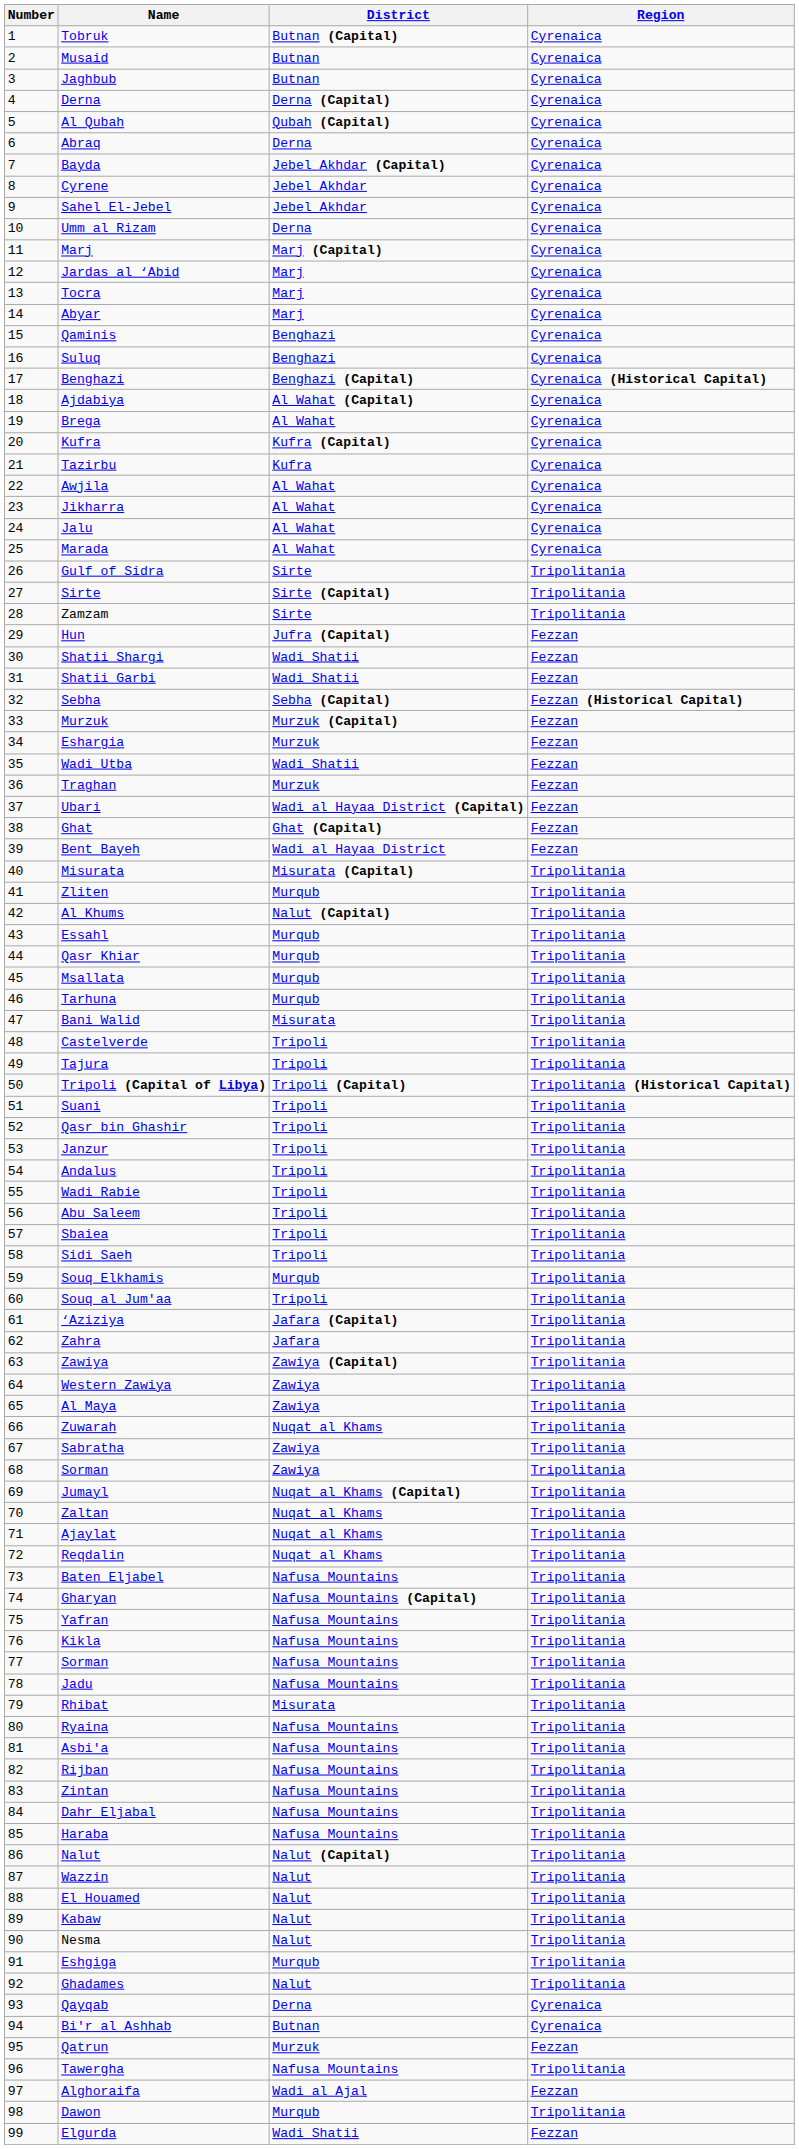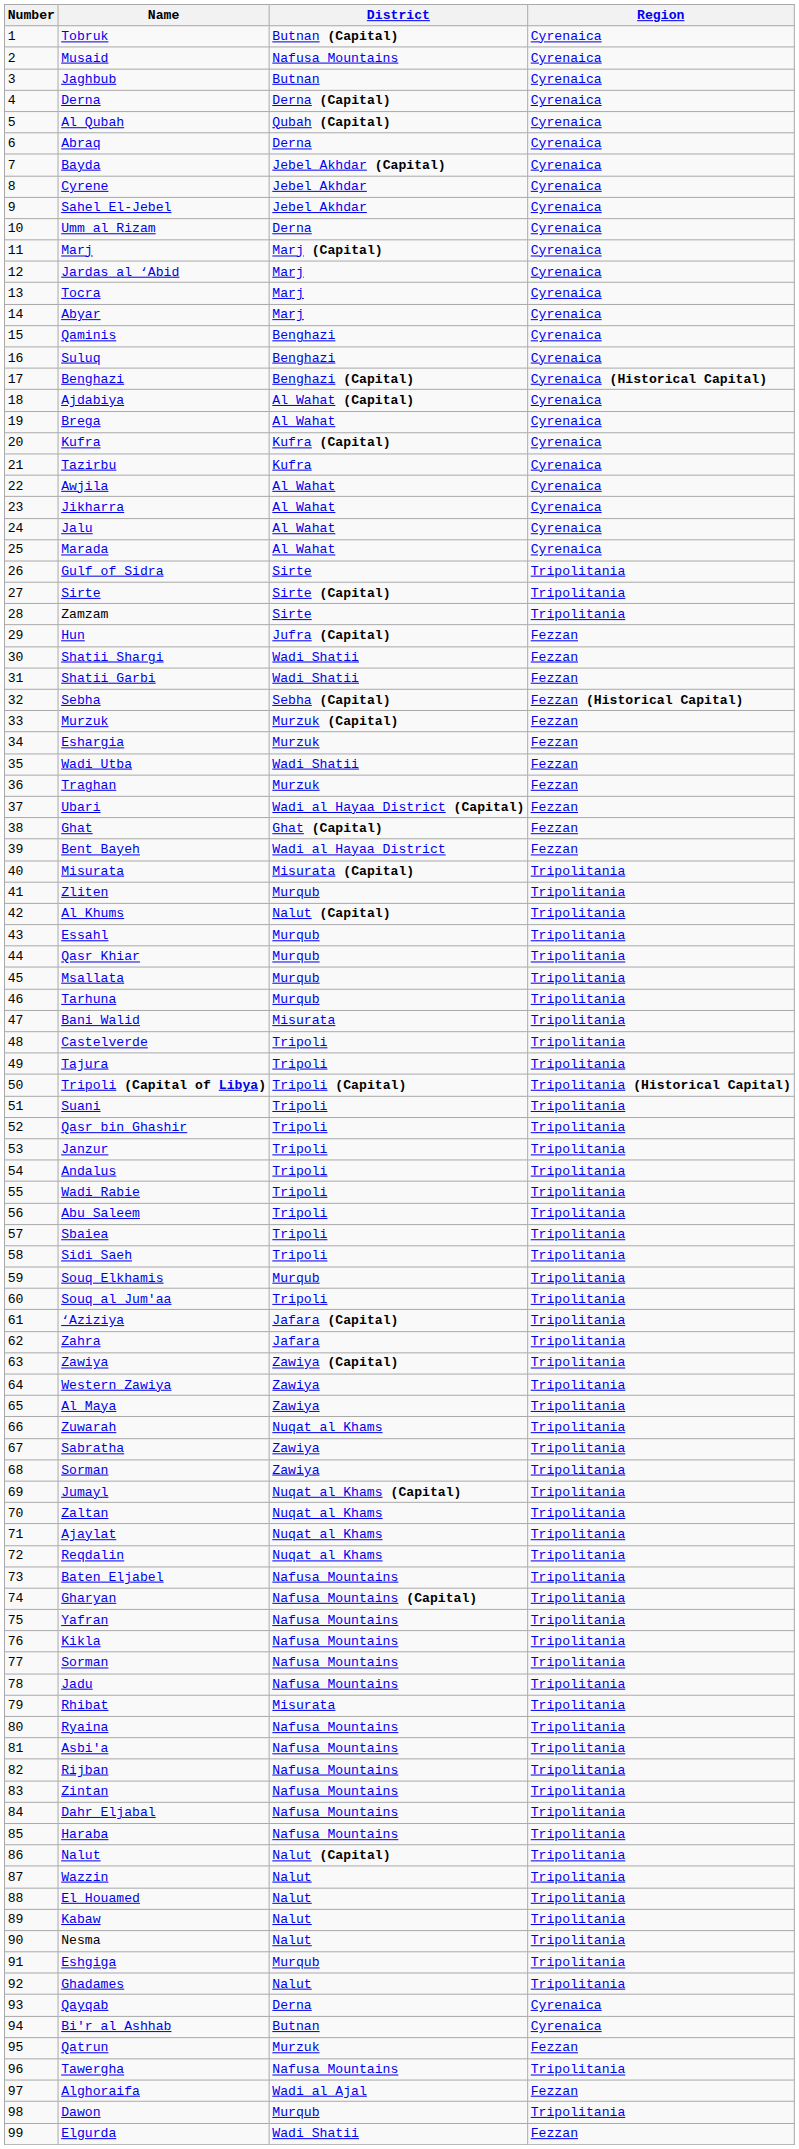(296, 58) Butnan -> (335, 58) Nafusa Mountains
